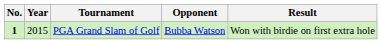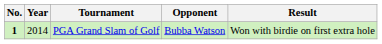(38, 30) 2015 -> (38, 30) 2014
